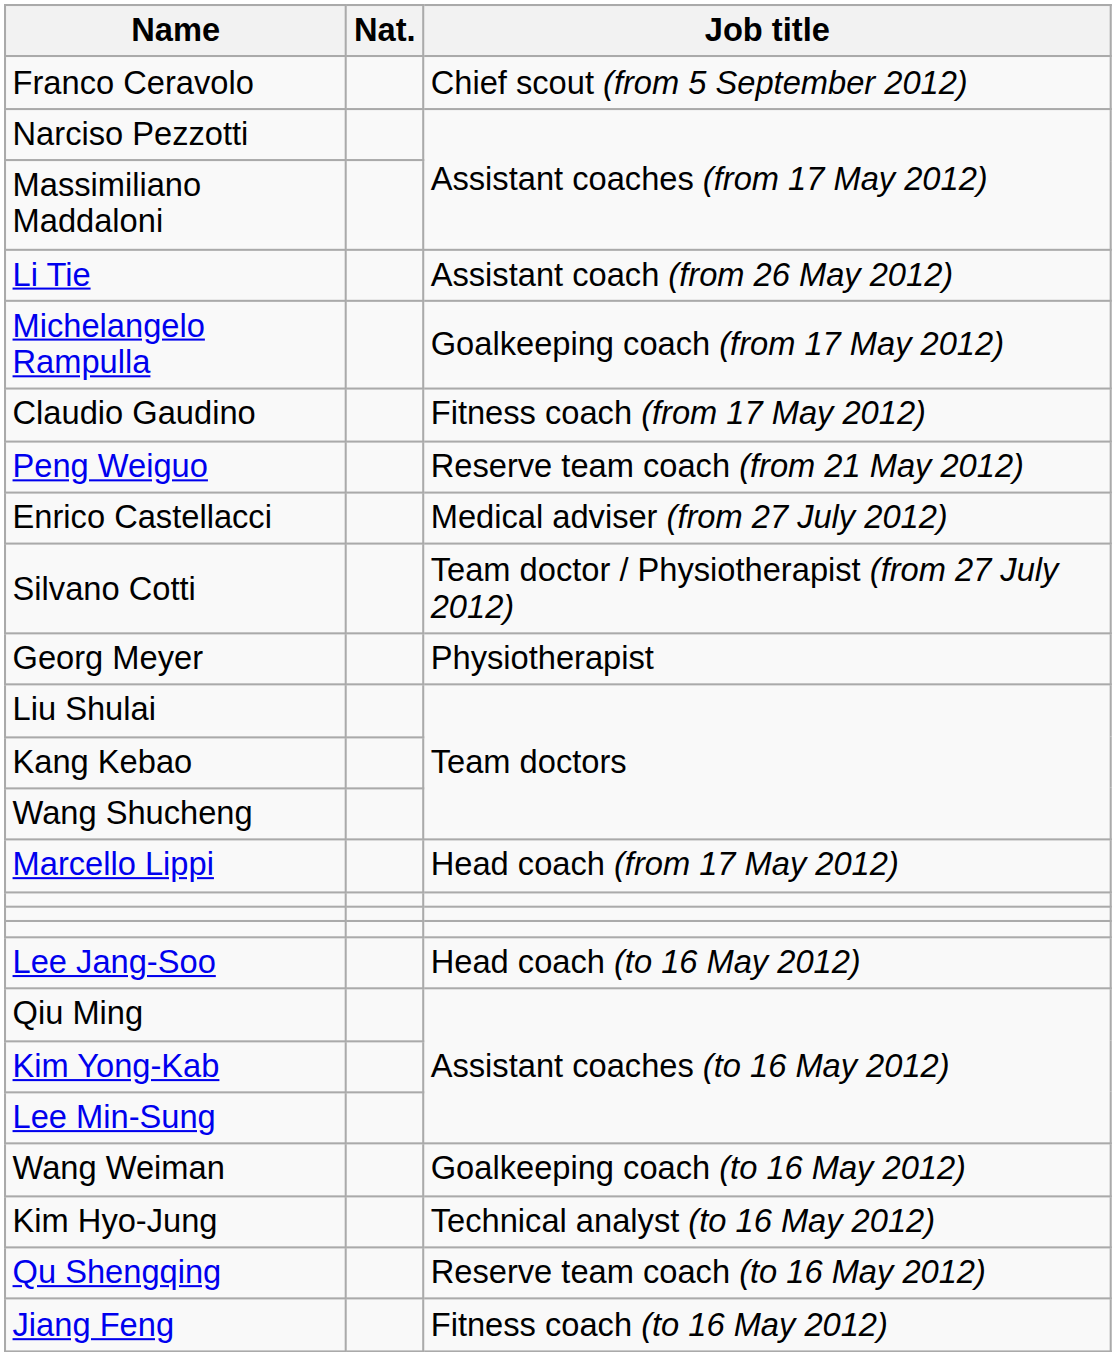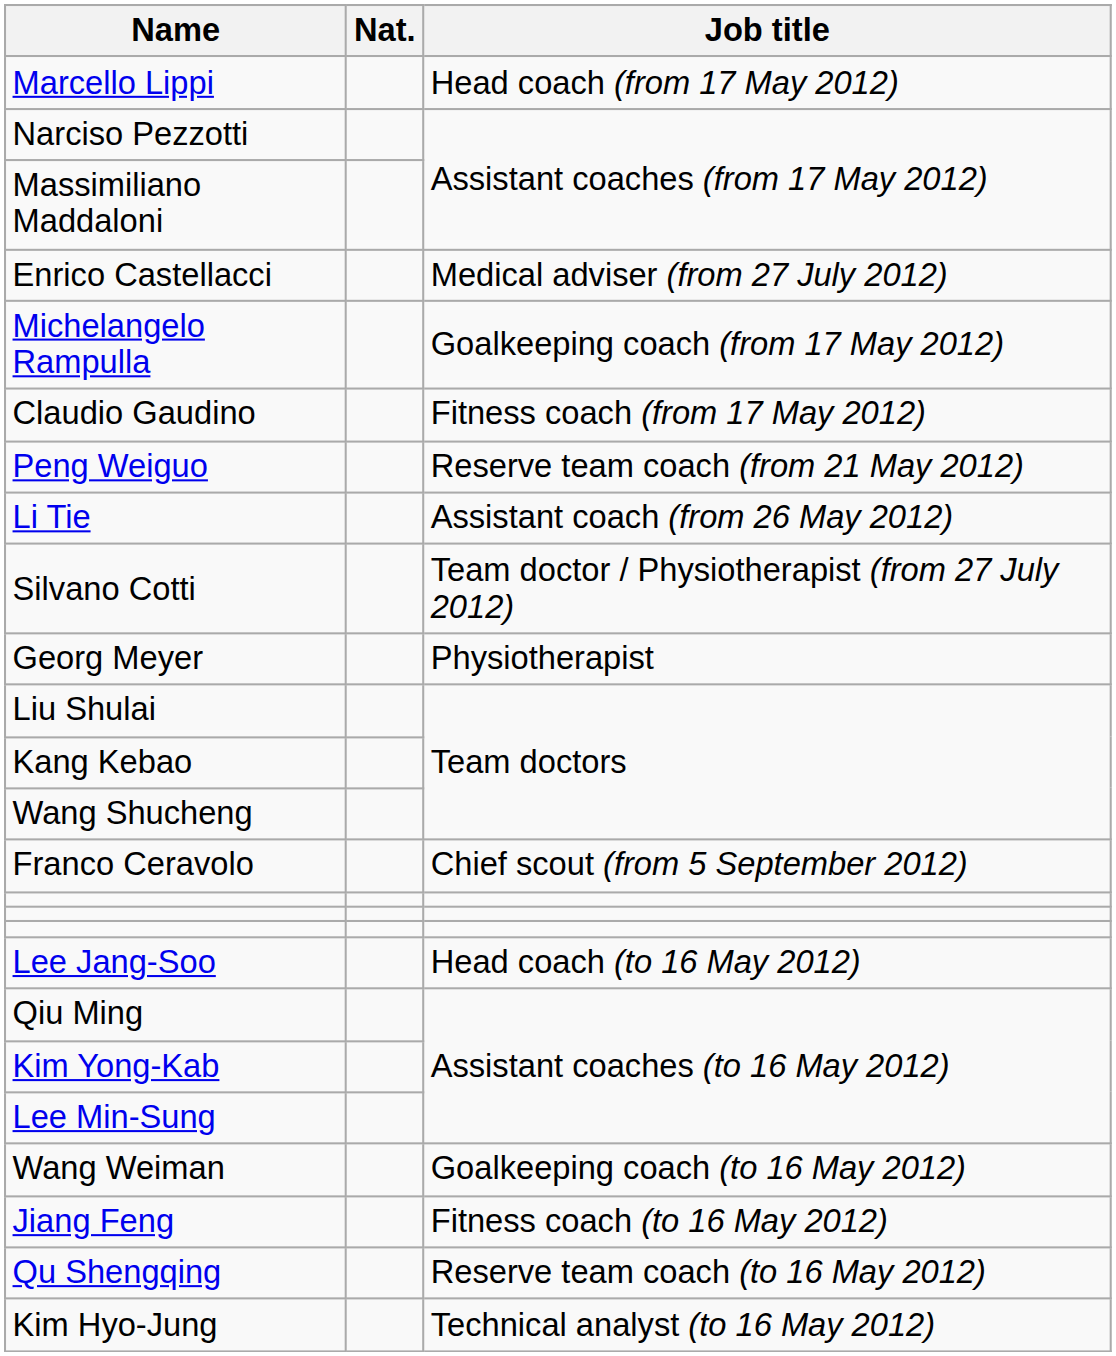rows swapped: (113, 865) <-> (133, 82)
rows swapped: (52, 274) <-> (142, 517)
rows swapped: (93, 1324) <-> (115, 1220)
